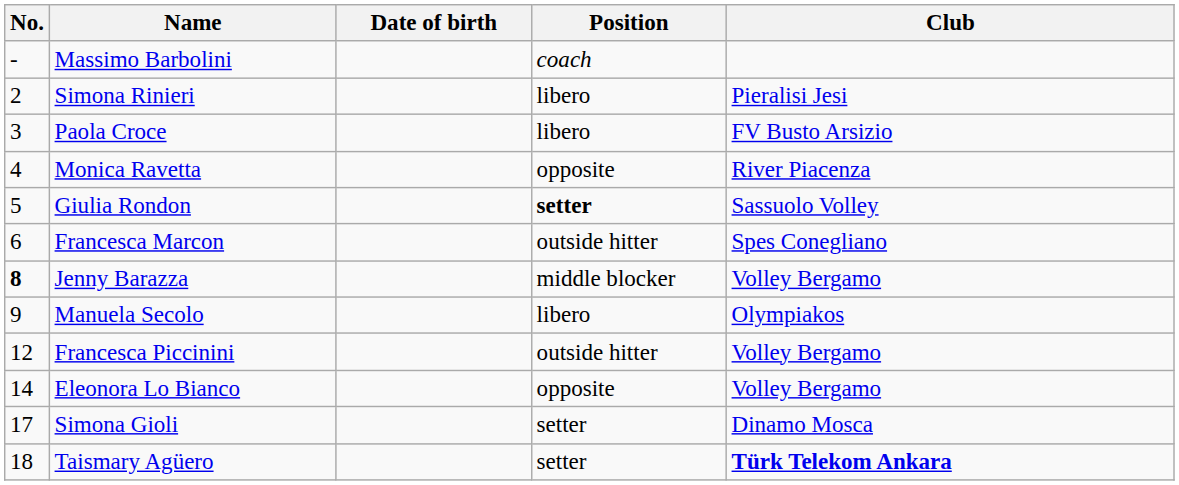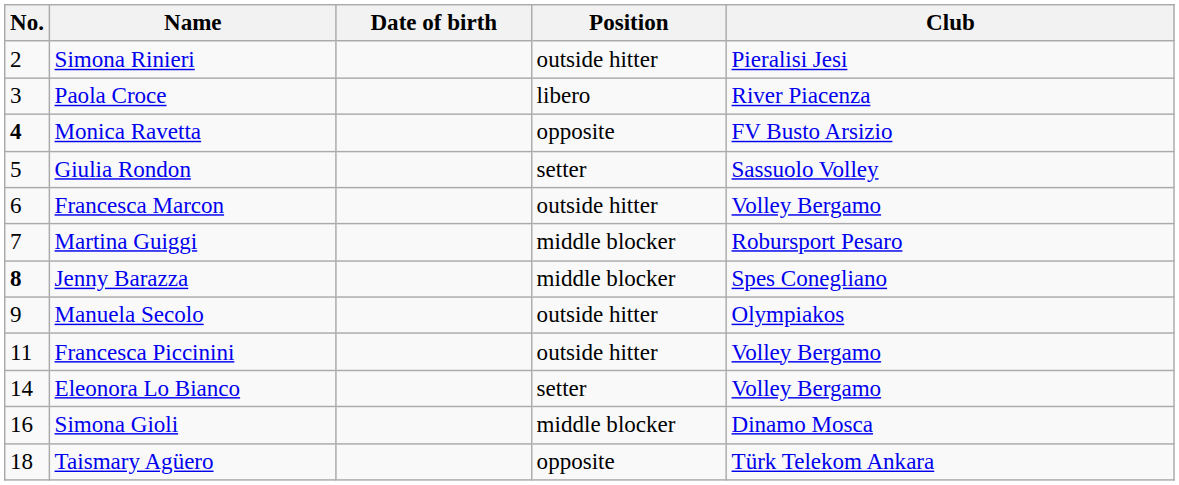- row: (143, 59)
(563, 95) libero -> (597, 59) outside hitter
(812, 132) FV Busto Arsizio -> (801, 95) River Piacenza
(16, 168) normal -> (16, 132) bold
(801, 168) River Piacenza -> (812, 132) FV Busto Arsizio
(564, 205) bold -> (562, 168) normal
(809, 242) Spes Conegliano -> (806, 205) Volley Bergamo
+ row: (126, 242)
(806, 278) Volley Bergamo -> (809, 278) Spes Conegliano
(563, 315) libero -> (597, 315) outside hitter
(22, 351) 12 -> (21, 351) 11
(576, 388) opposite -> (562, 388) setter
(22, 424) 17 -> (22, 424) 16
(562, 424) setter -> (606, 424) middle blocker
(562, 461) setter -> (576, 461) opposite
(842, 461) bold -> (833, 461) normal
